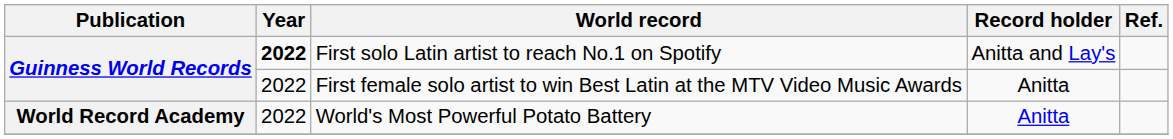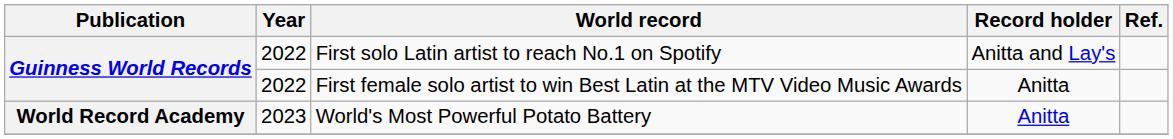(284, 52) bold -> (284, 52) normal
(284, 117) 2022 -> (284, 117) 2023
